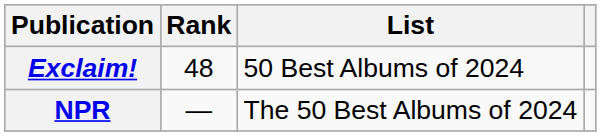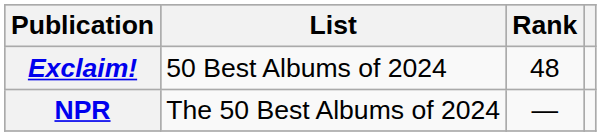columns swapped: (410, 25) <-> (199, 25)
